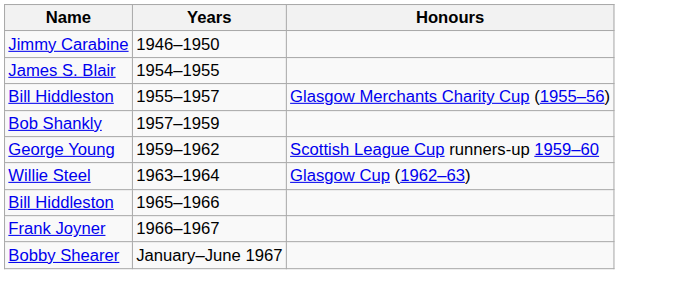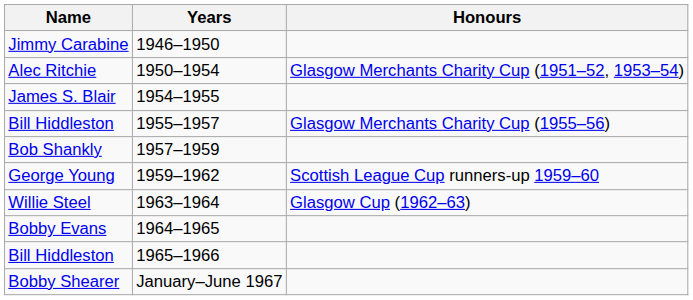+ row: (52, 70)
+ row: (57, 228)
- row: (57, 228)
